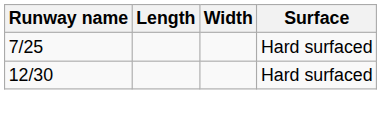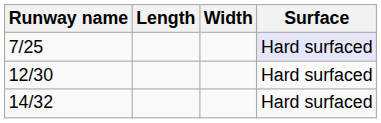(317, 46) no background -> (317, 46) lavender background
+ row: (31, 103)
